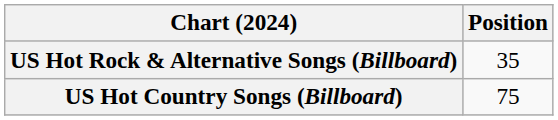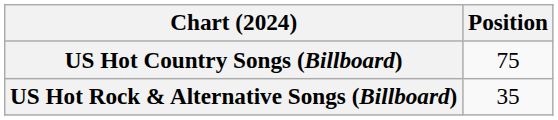rows swapped: (234, 96) <-> (234, 59)
